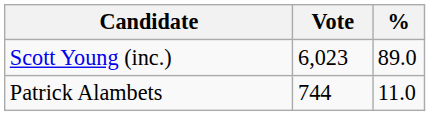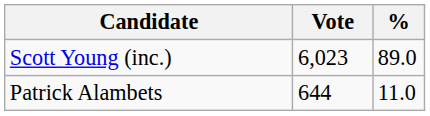(315, 92) 744 -> (315, 92) 644
